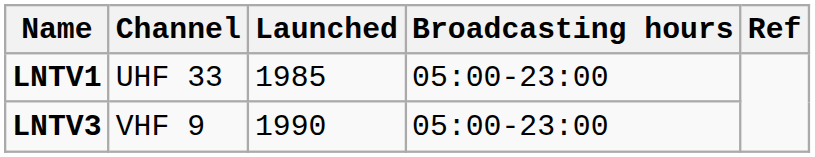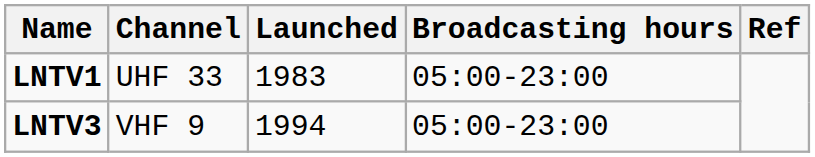(291, 78) 1985 -> (291, 78) 1983
(291, 126) 1990 -> (291, 126) 1994
